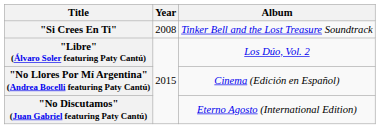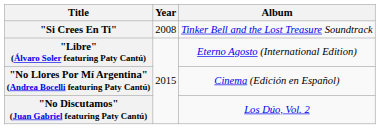(277, 52) Los Dúo, Vol. 2 -> (277, 52) Eterno Agosto (International Edition)
(277, 109) Eterno Agosto (International Edition) -> (277, 109) Los Dúo, Vol. 2
